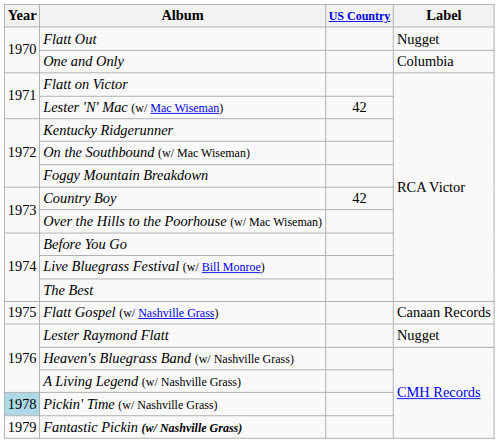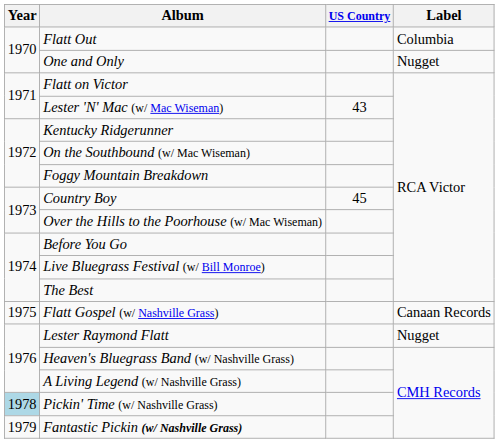(418, 38) Nugget -> (425, 38) Columbia
(425, 61) Columbia -> (418, 61) Nugget
(359, 107) 42 -> (359, 107) 43
(359, 198) 42 -> (359, 198) 45
